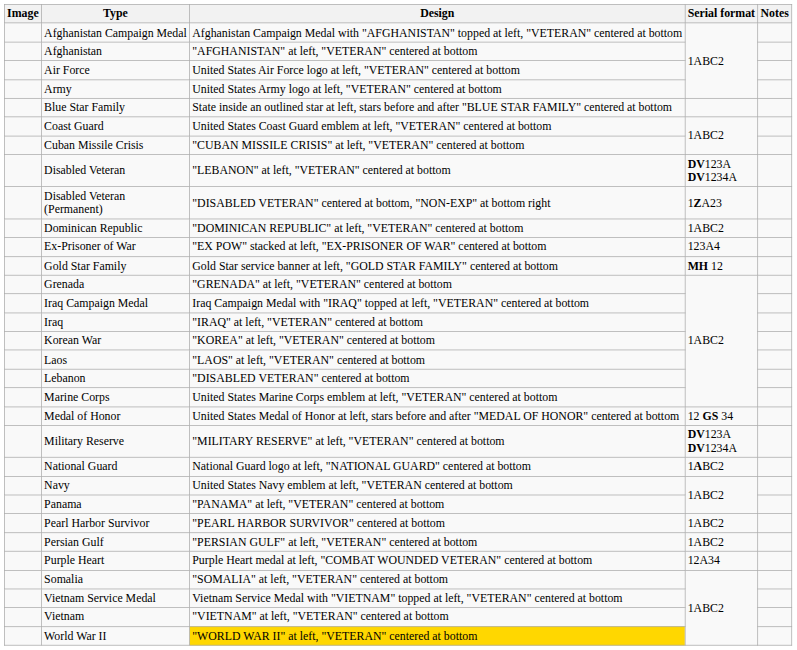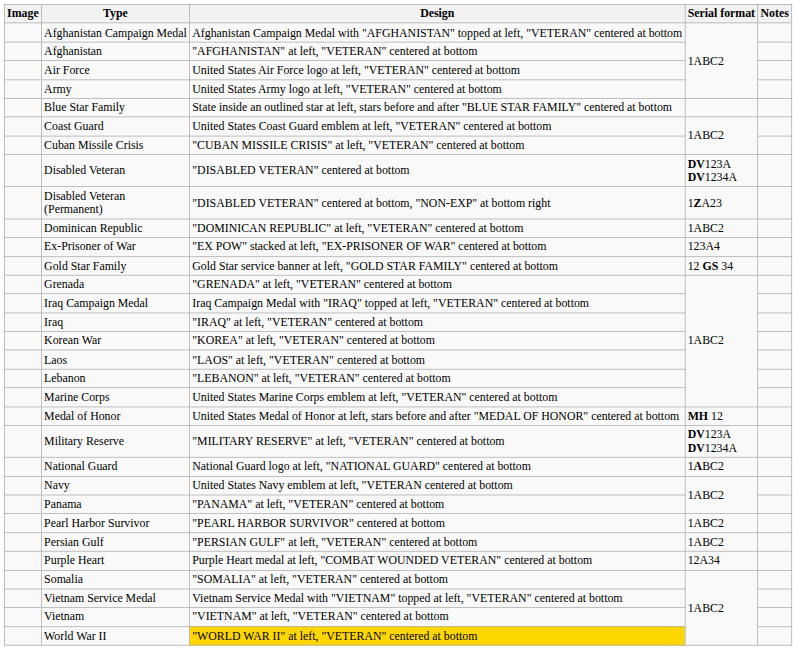(321, 170) "LEBANON" at left, "VETERAN" centered at bottom -> (301, 170) "DISABLED VETERAN" centered at bottom
(705, 265) MH 12 -> (710, 265) 12 GS 34
(301, 378) "DISABLED VETERAN" centered at bottom -> (321, 378) "LEBANON" at left, "VETERAN" centered at bottom
(710, 416) 12 GS 34 -> (705, 416) MH 12
